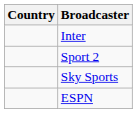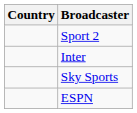rows swapped: (80, 56) <-> (73, 35)
